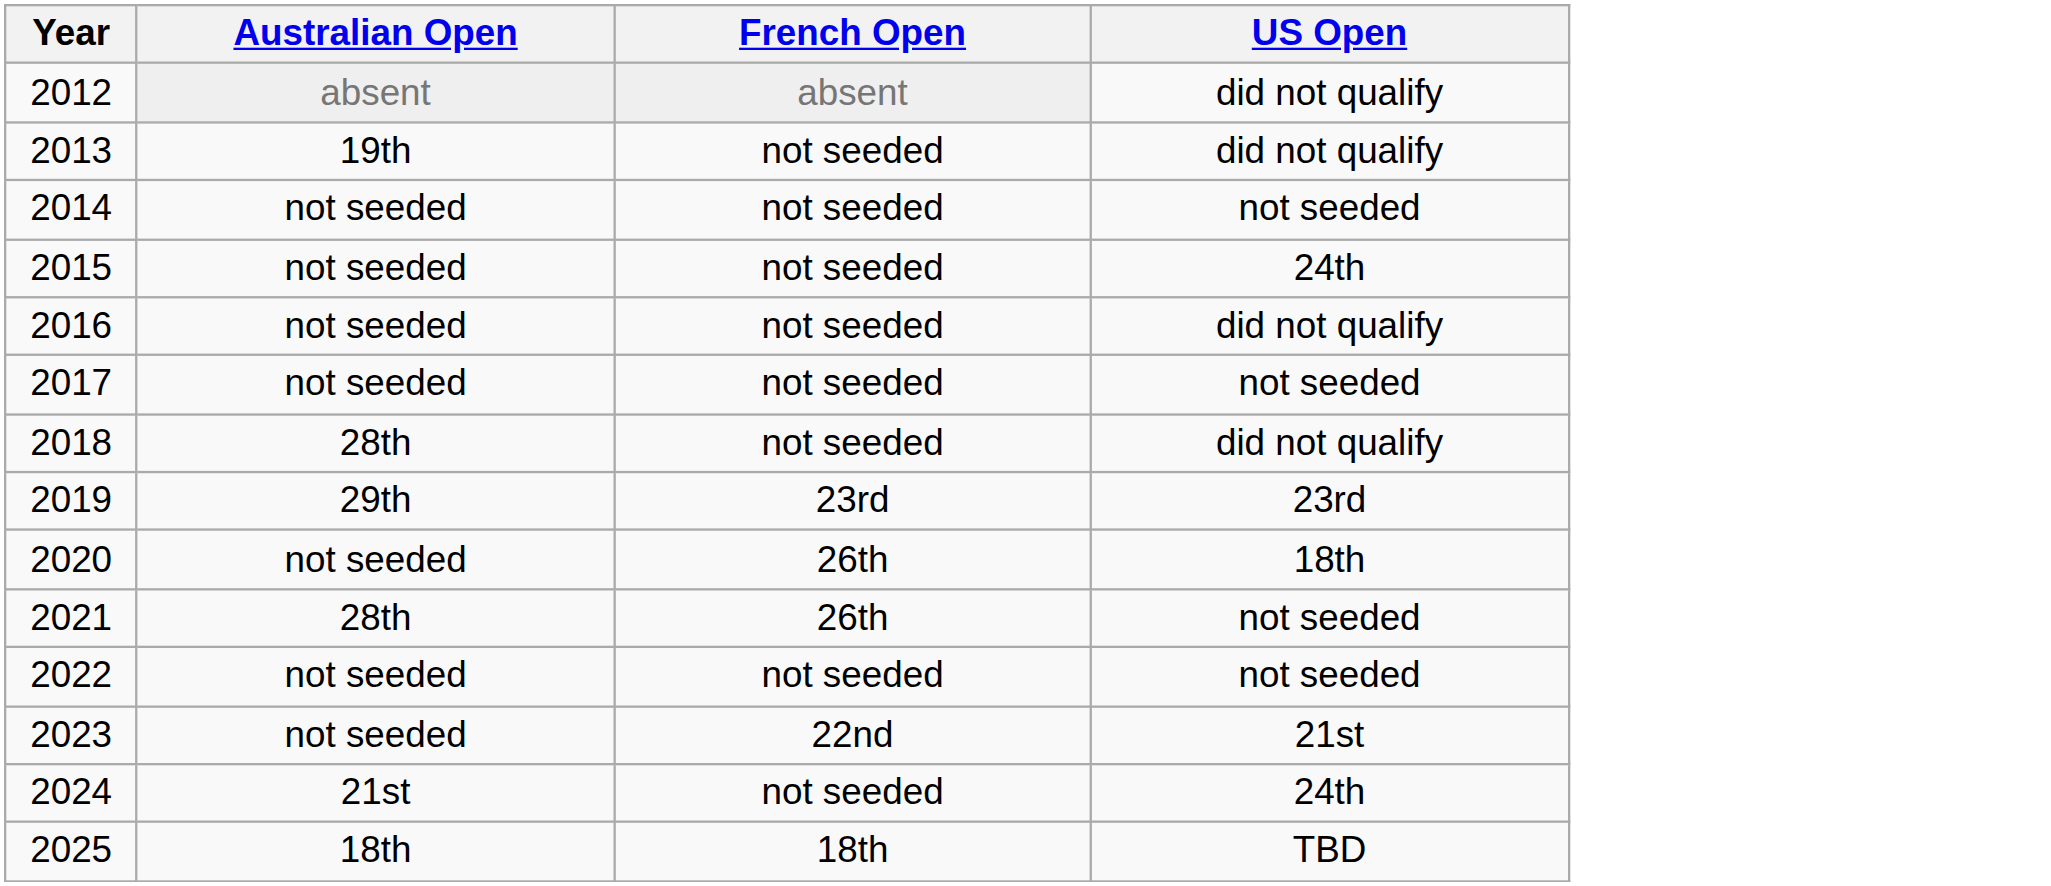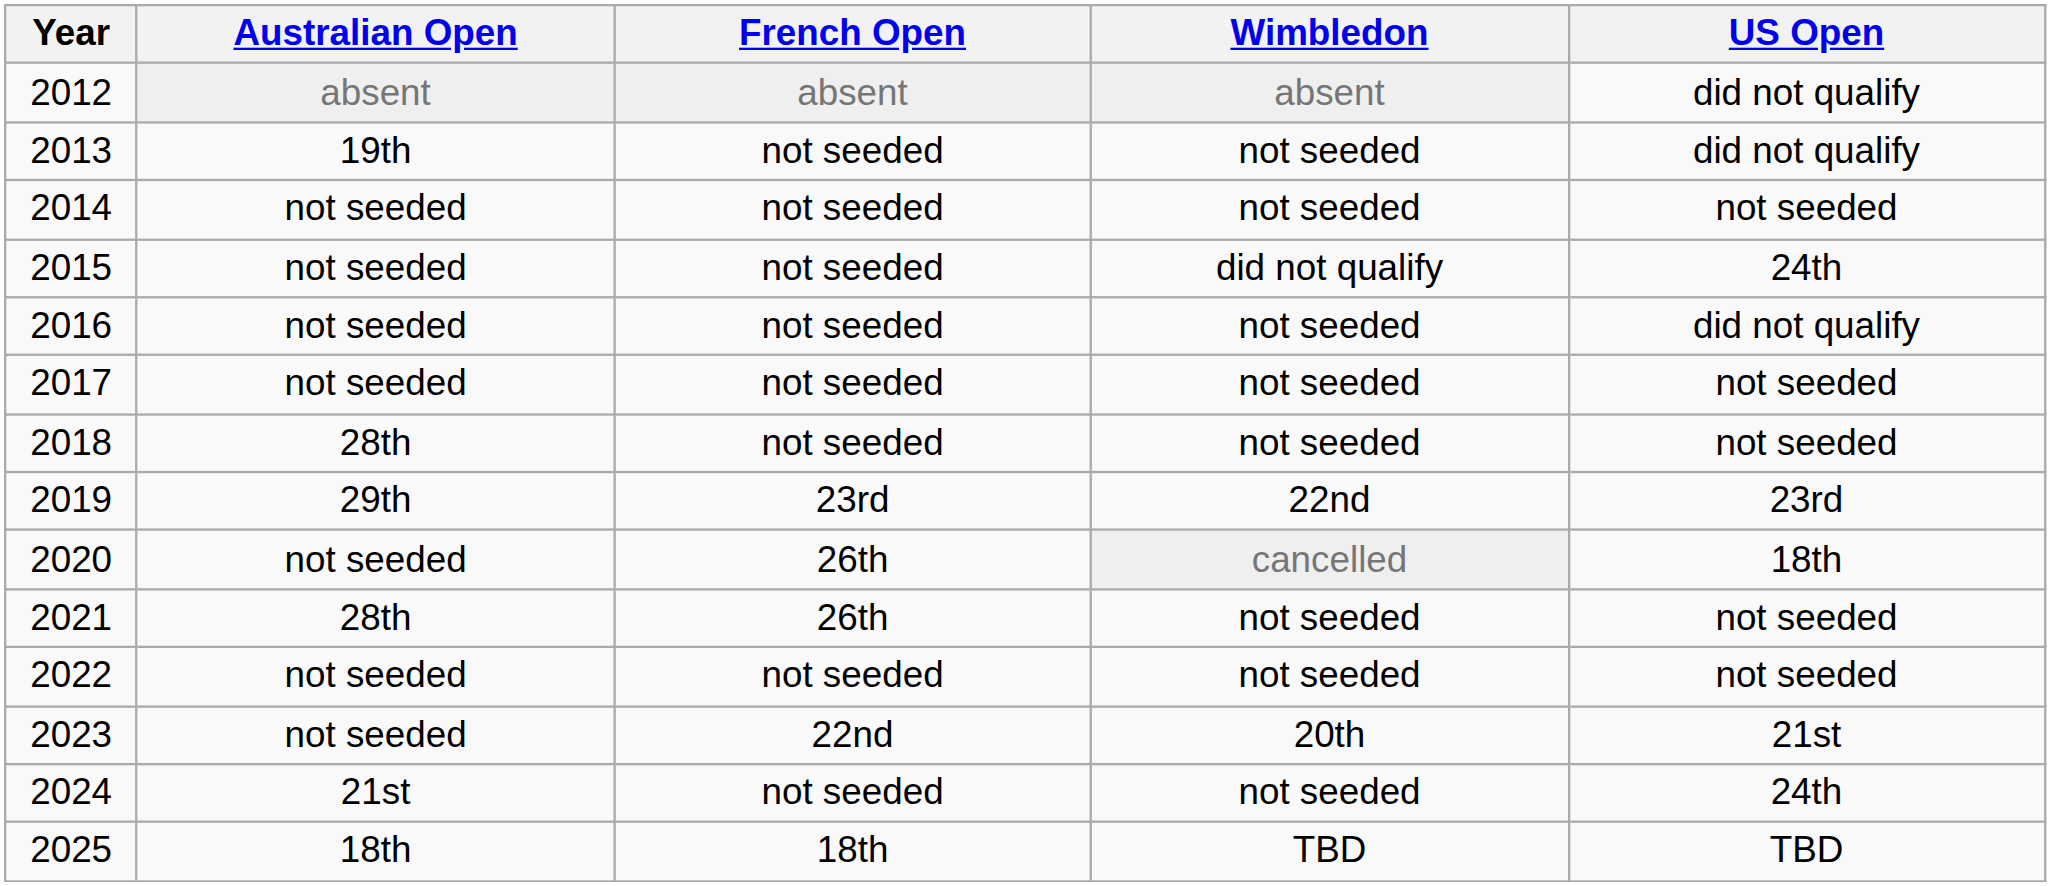+ column: (1330, 33)
(1330, 442) did not qualify -> (1806, 442) not seeded
